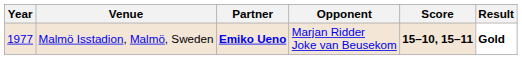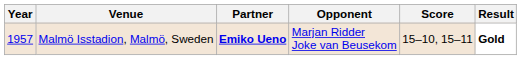(20, 39) 1977 -> (20, 39) 1957
(438, 39) bold -> (437, 39) normal
